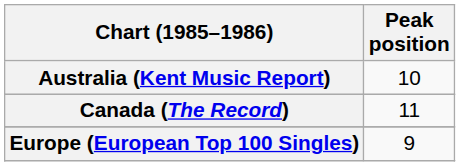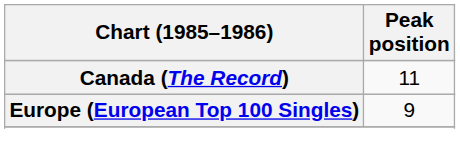- row: (184, 77)
